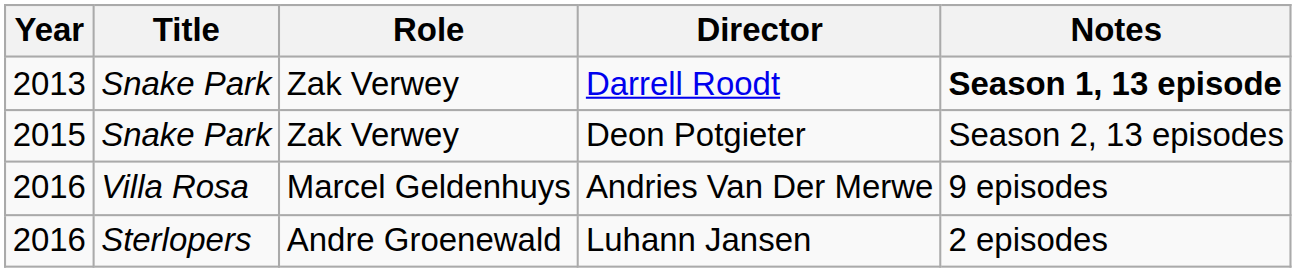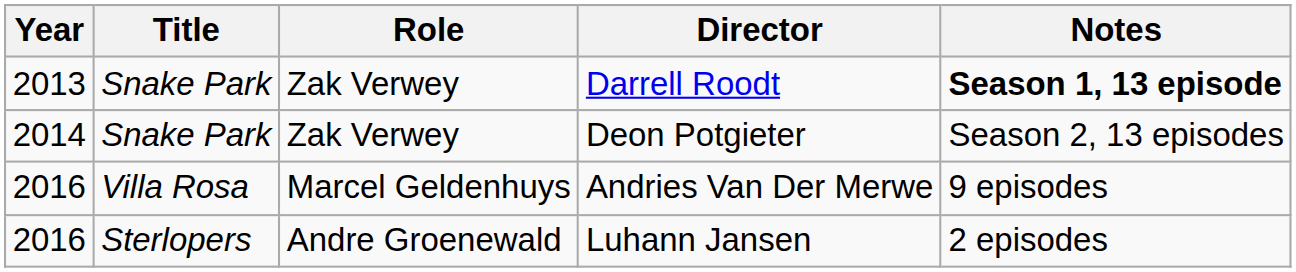(49, 135) 2015 -> (49, 135) 2014
